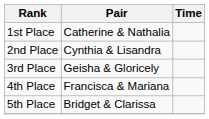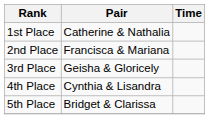(112, 50) Cynthia & Lisandra -> (116, 50) Francisca & Mariana
(116, 86) Francisca & Mariana -> (112, 86) Cynthia & Lisandra
